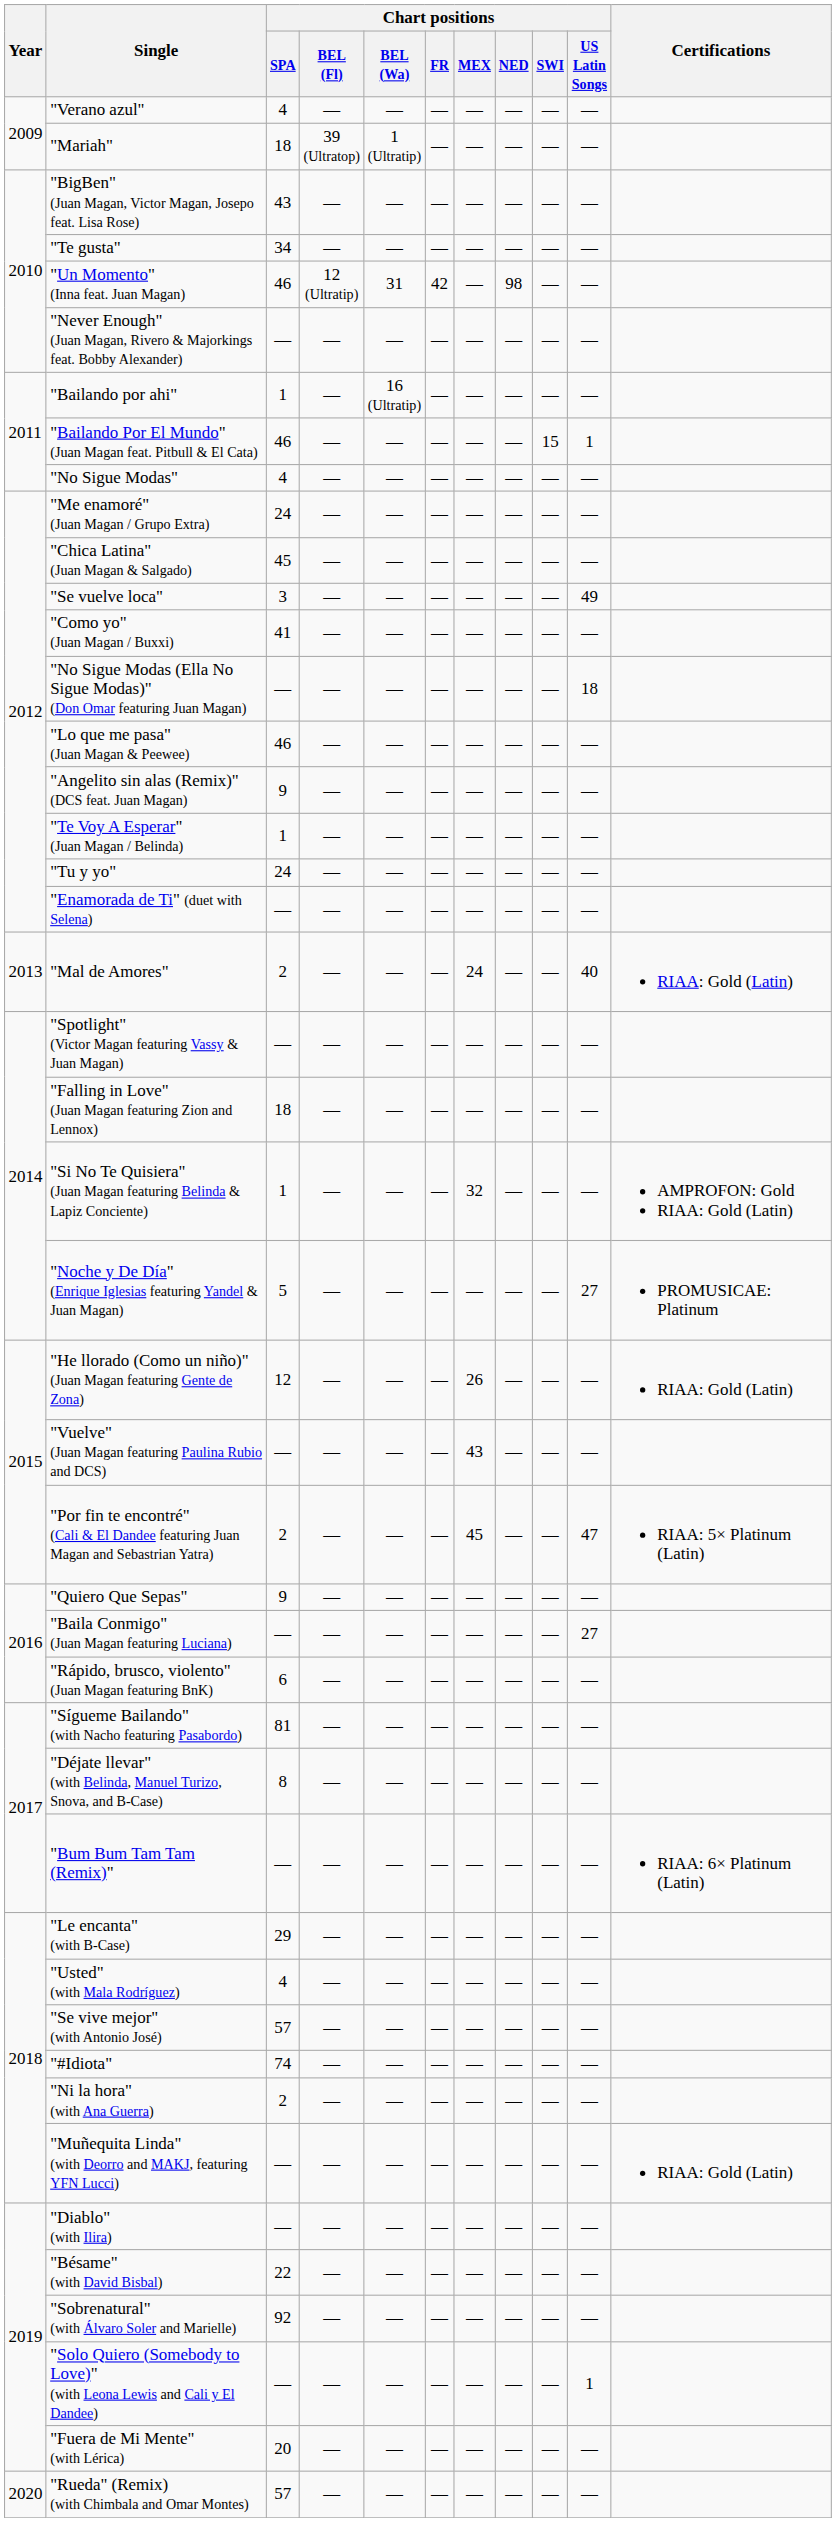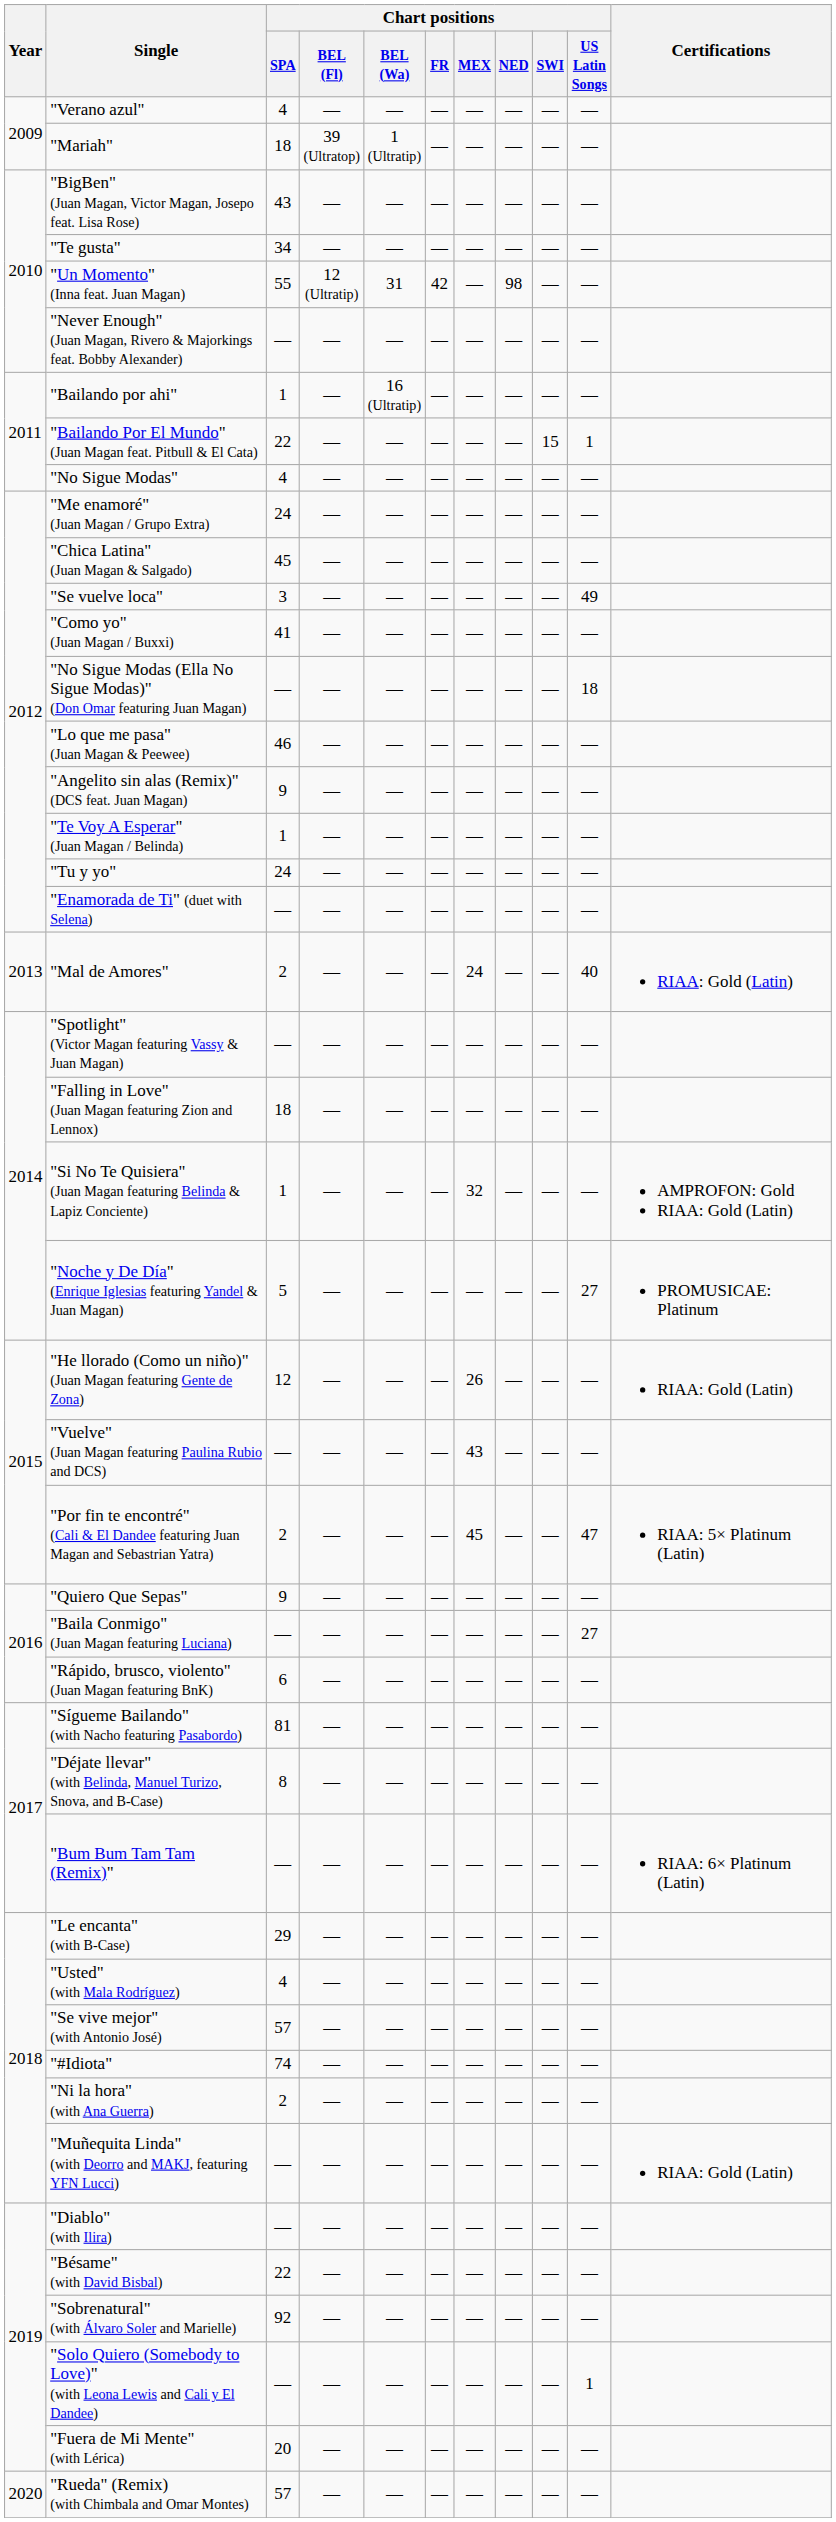(283, 284) 46 -> (283, 284) 55
(283, 441) 46 -> (283, 441) 22
